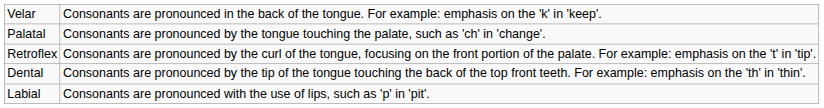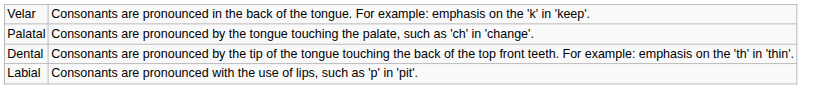- row: (32, 53)
